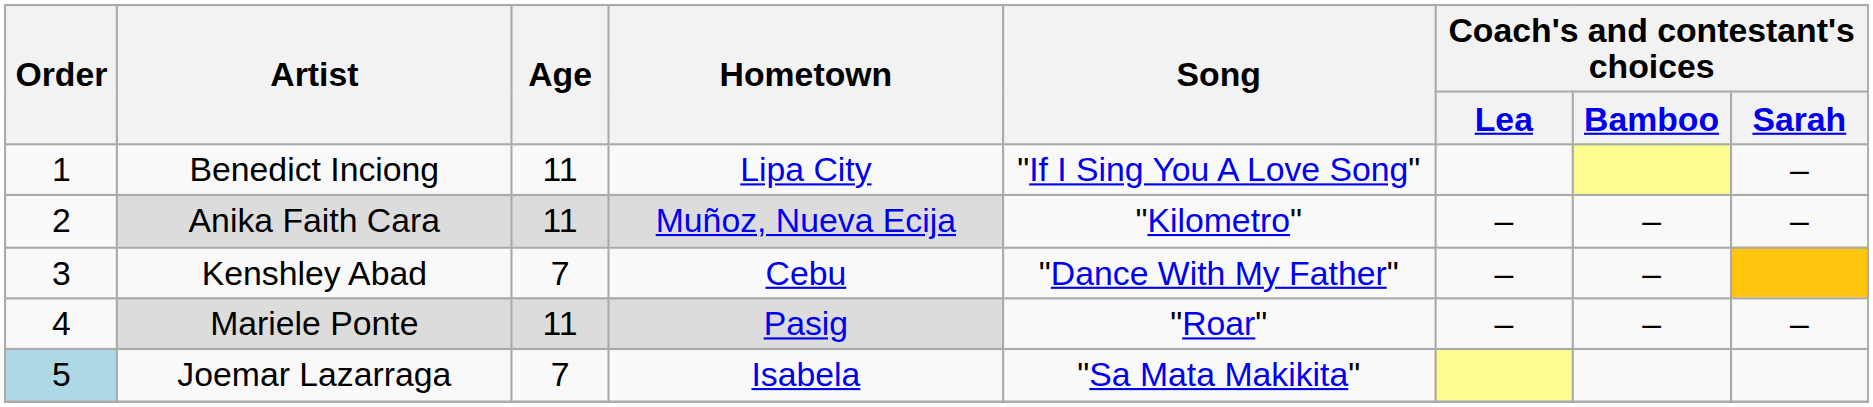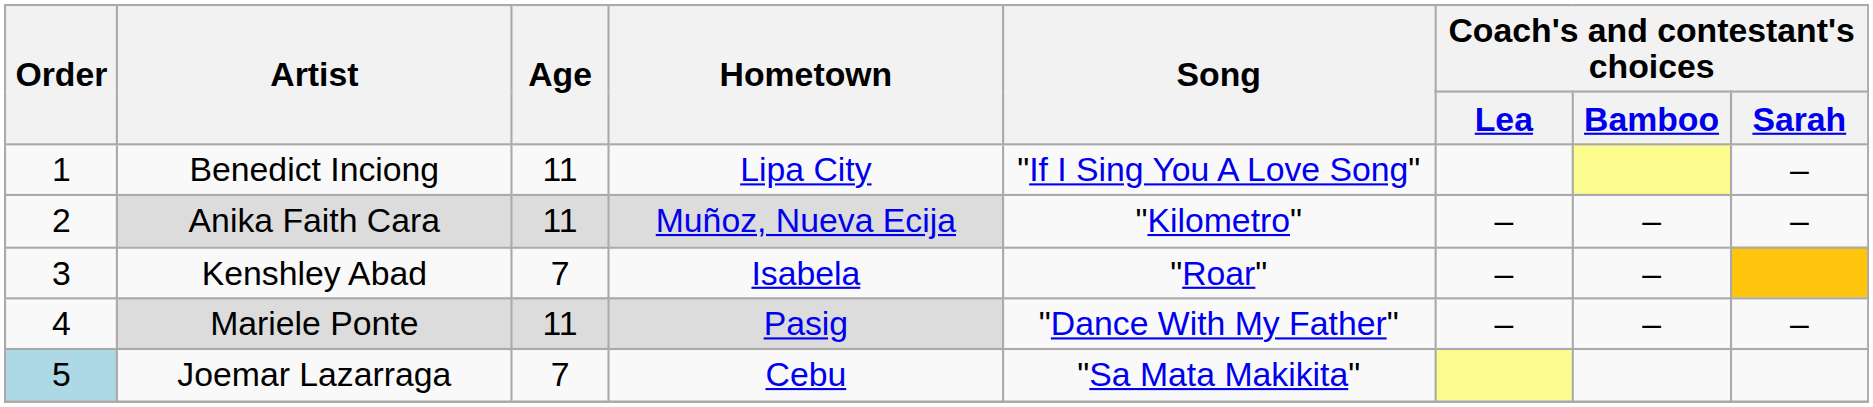(806, 272) Cebu -> (806, 272) Isabela
(1219, 272) "Dance With My Father" -> (1219, 272) "Roar"
(1219, 324) "Roar" -> (1219, 324) "Dance With My Father"
(806, 375) Isabela -> (806, 375) Cebu
